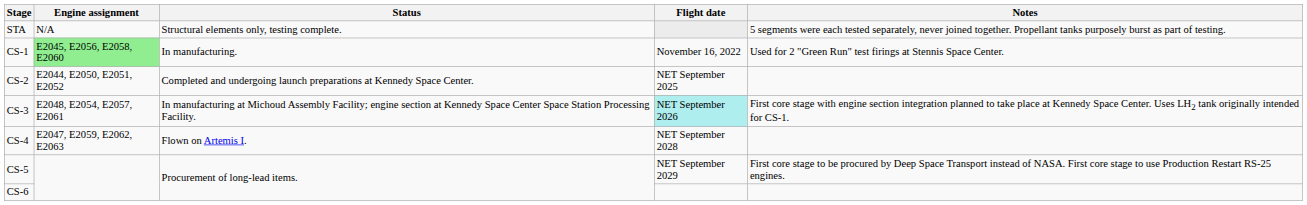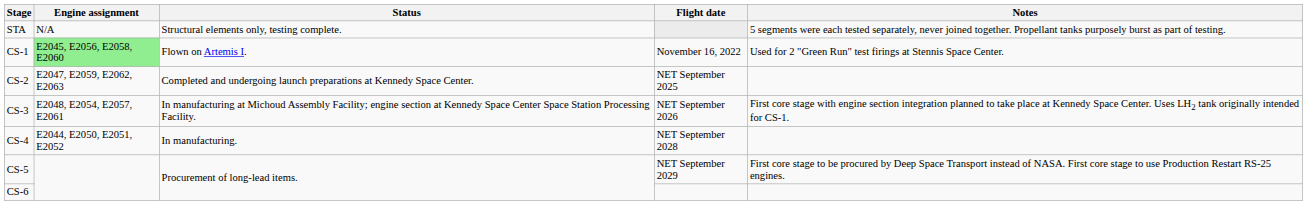(199, 52) In manufacturing. -> (204, 52) Flown on Artemis I.
(84, 80) E2044, E2050, E2051, E2052 -> (84, 80) E2047, E2059, E2062, E2063
(691, 110) paleturquoise background -> (691, 110) no background
(84, 140) E2047, E2059, E2062, E2063 -> (84, 140) E2044, E2050, E2051, E2052
(204, 140) Flown on Artemis I. -> (199, 140) In manufacturing.
